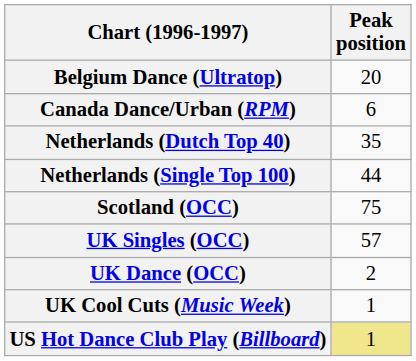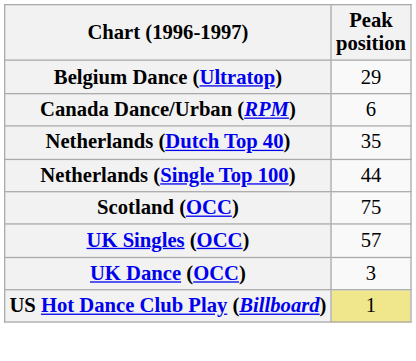(371, 76) 20 -> (371, 76) 29
(371, 273) 2 -> (371, 273) 3
- row: (168, 305)
